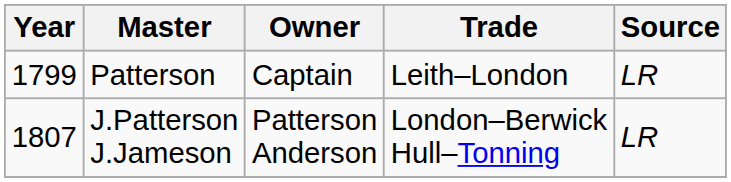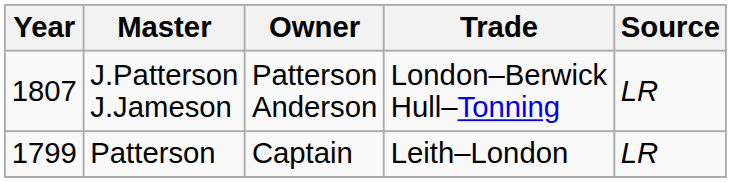rows swapped: (153, 74) <-> (164, 137)
